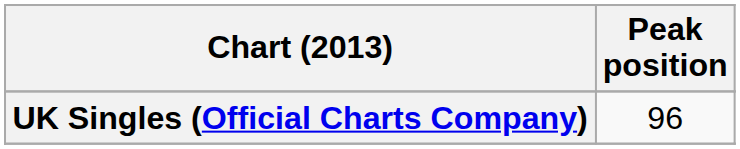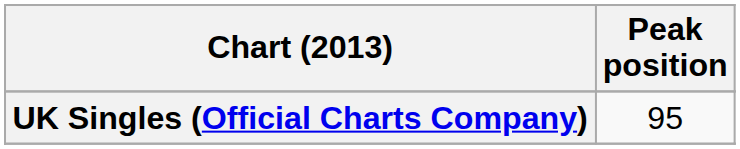(665, 117) 96 -> (665, 117) 95
